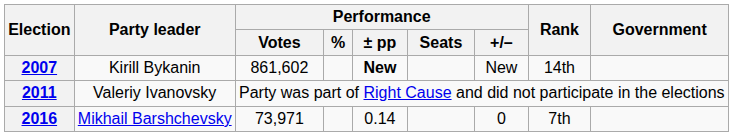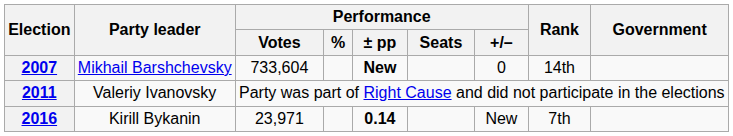(155, 67) Kirill Bykanin -> (155, 67) Mikhail Barshchevsky
(279, 67) 861,602 -> (279, 67) 733,604
(501, 67) New -> (501, 67) 0
(155, 118) Mikhail Barshchevsky -> (155, 118) Kirill Bykanin
(279, 118) 73,971 -> (279, 118) 23,971
(380, 118) normal -> (380, 118) bold
(501, 118) 0 -> (501, 118) New
